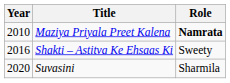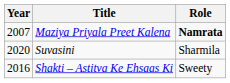(19, 31) 2010 -> (19, 31) 2007
rows swapped: (104, 50) <-> (55, 68)
